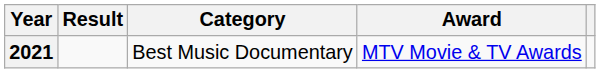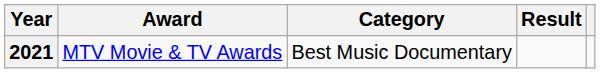columns swapped: (472, 20) <-> (93, 20)
